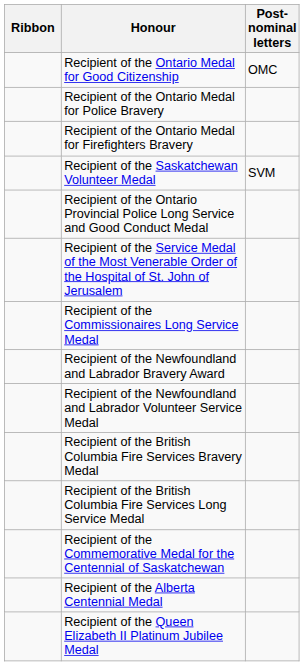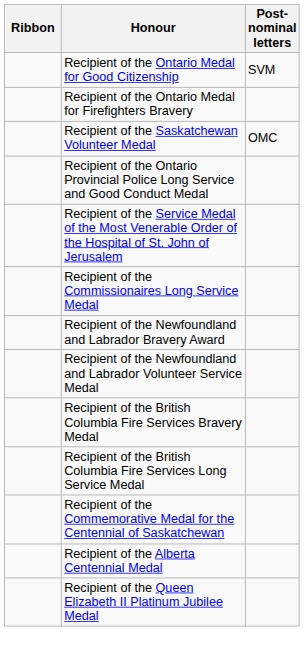(263, 70) OMC -> (262, 70) SVM
- row: (150, 104)
(262, 172) SVM -> (263, 138) OMC
